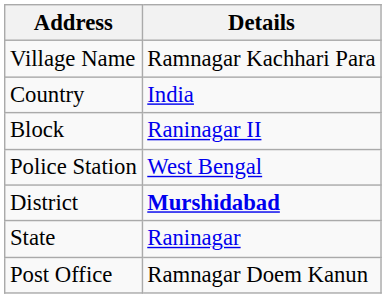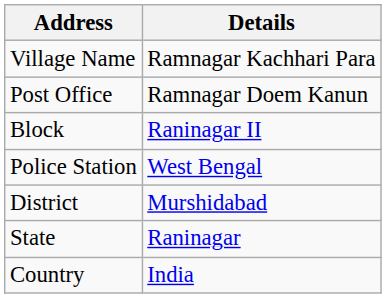rows swapped: (61, 274) <-> (47, 94)
(214, 202) bold -> (207, 202) normal
